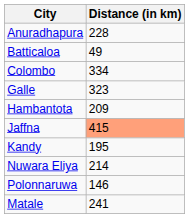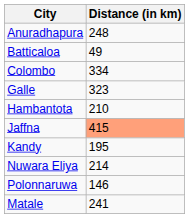(99, 33) 228 -> (99, 33) 248
(99, 109) 209 -> (99, 109) 210
